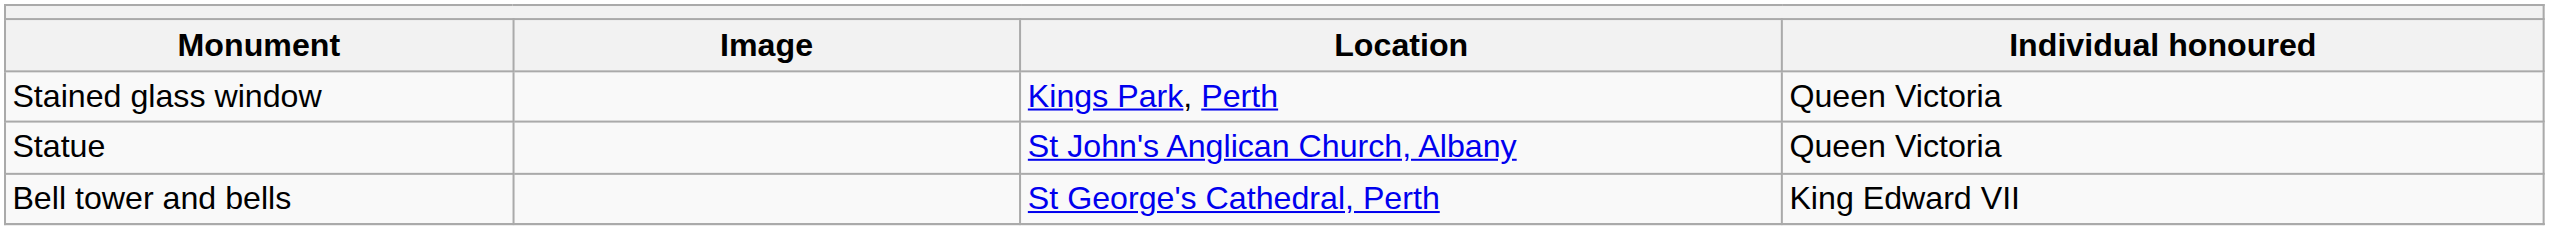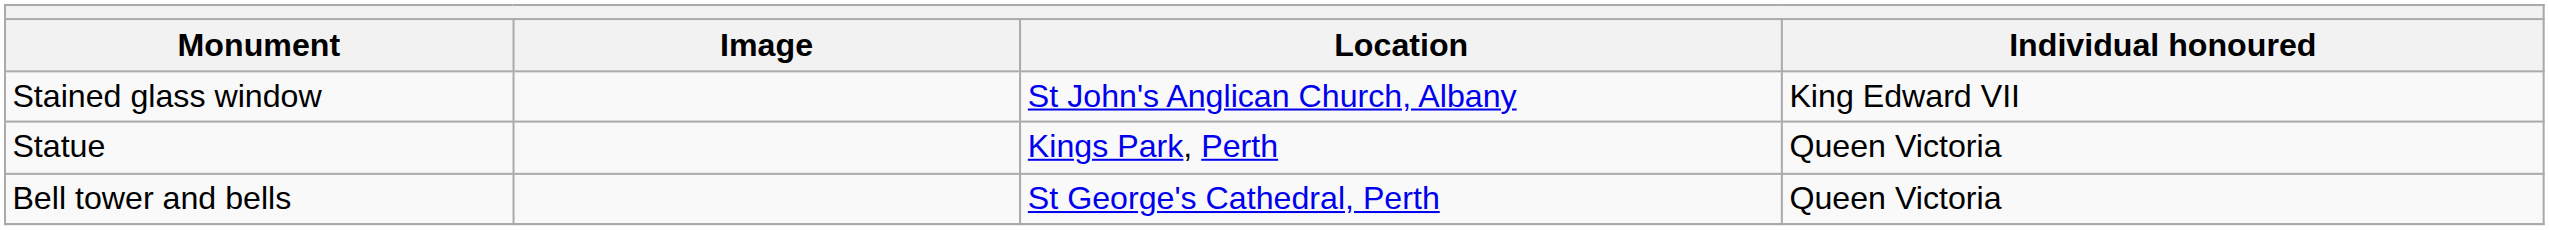(1153, 95) Kings Park, Perth -> (1272, 95) St John's Anglican Church, Albany
(1895, 95) Queen Victoria -> (1905, 95) King Edward VII
(1272, 146) St John's Anglican Church, Albany -> (1153, 146) Kings Park, Perth
(1905, 197) King Edward VII -> (1895, 197) Queen Victoria
